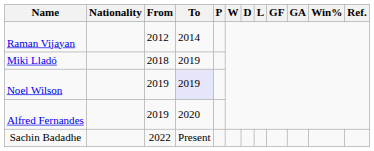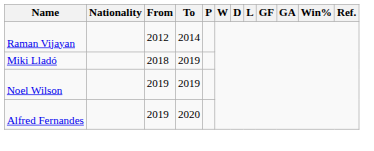(189, 84) lavender background -> (189, 84) no background
- row: (45, 138)
